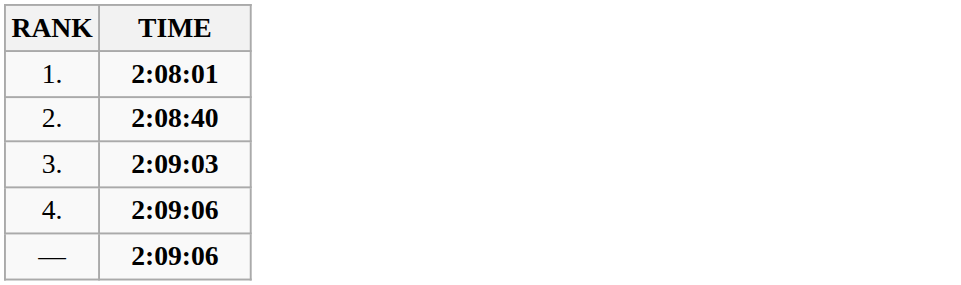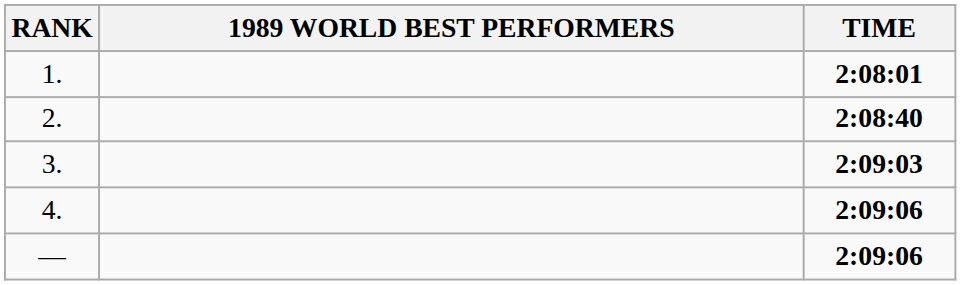+ column: (451, 27)
